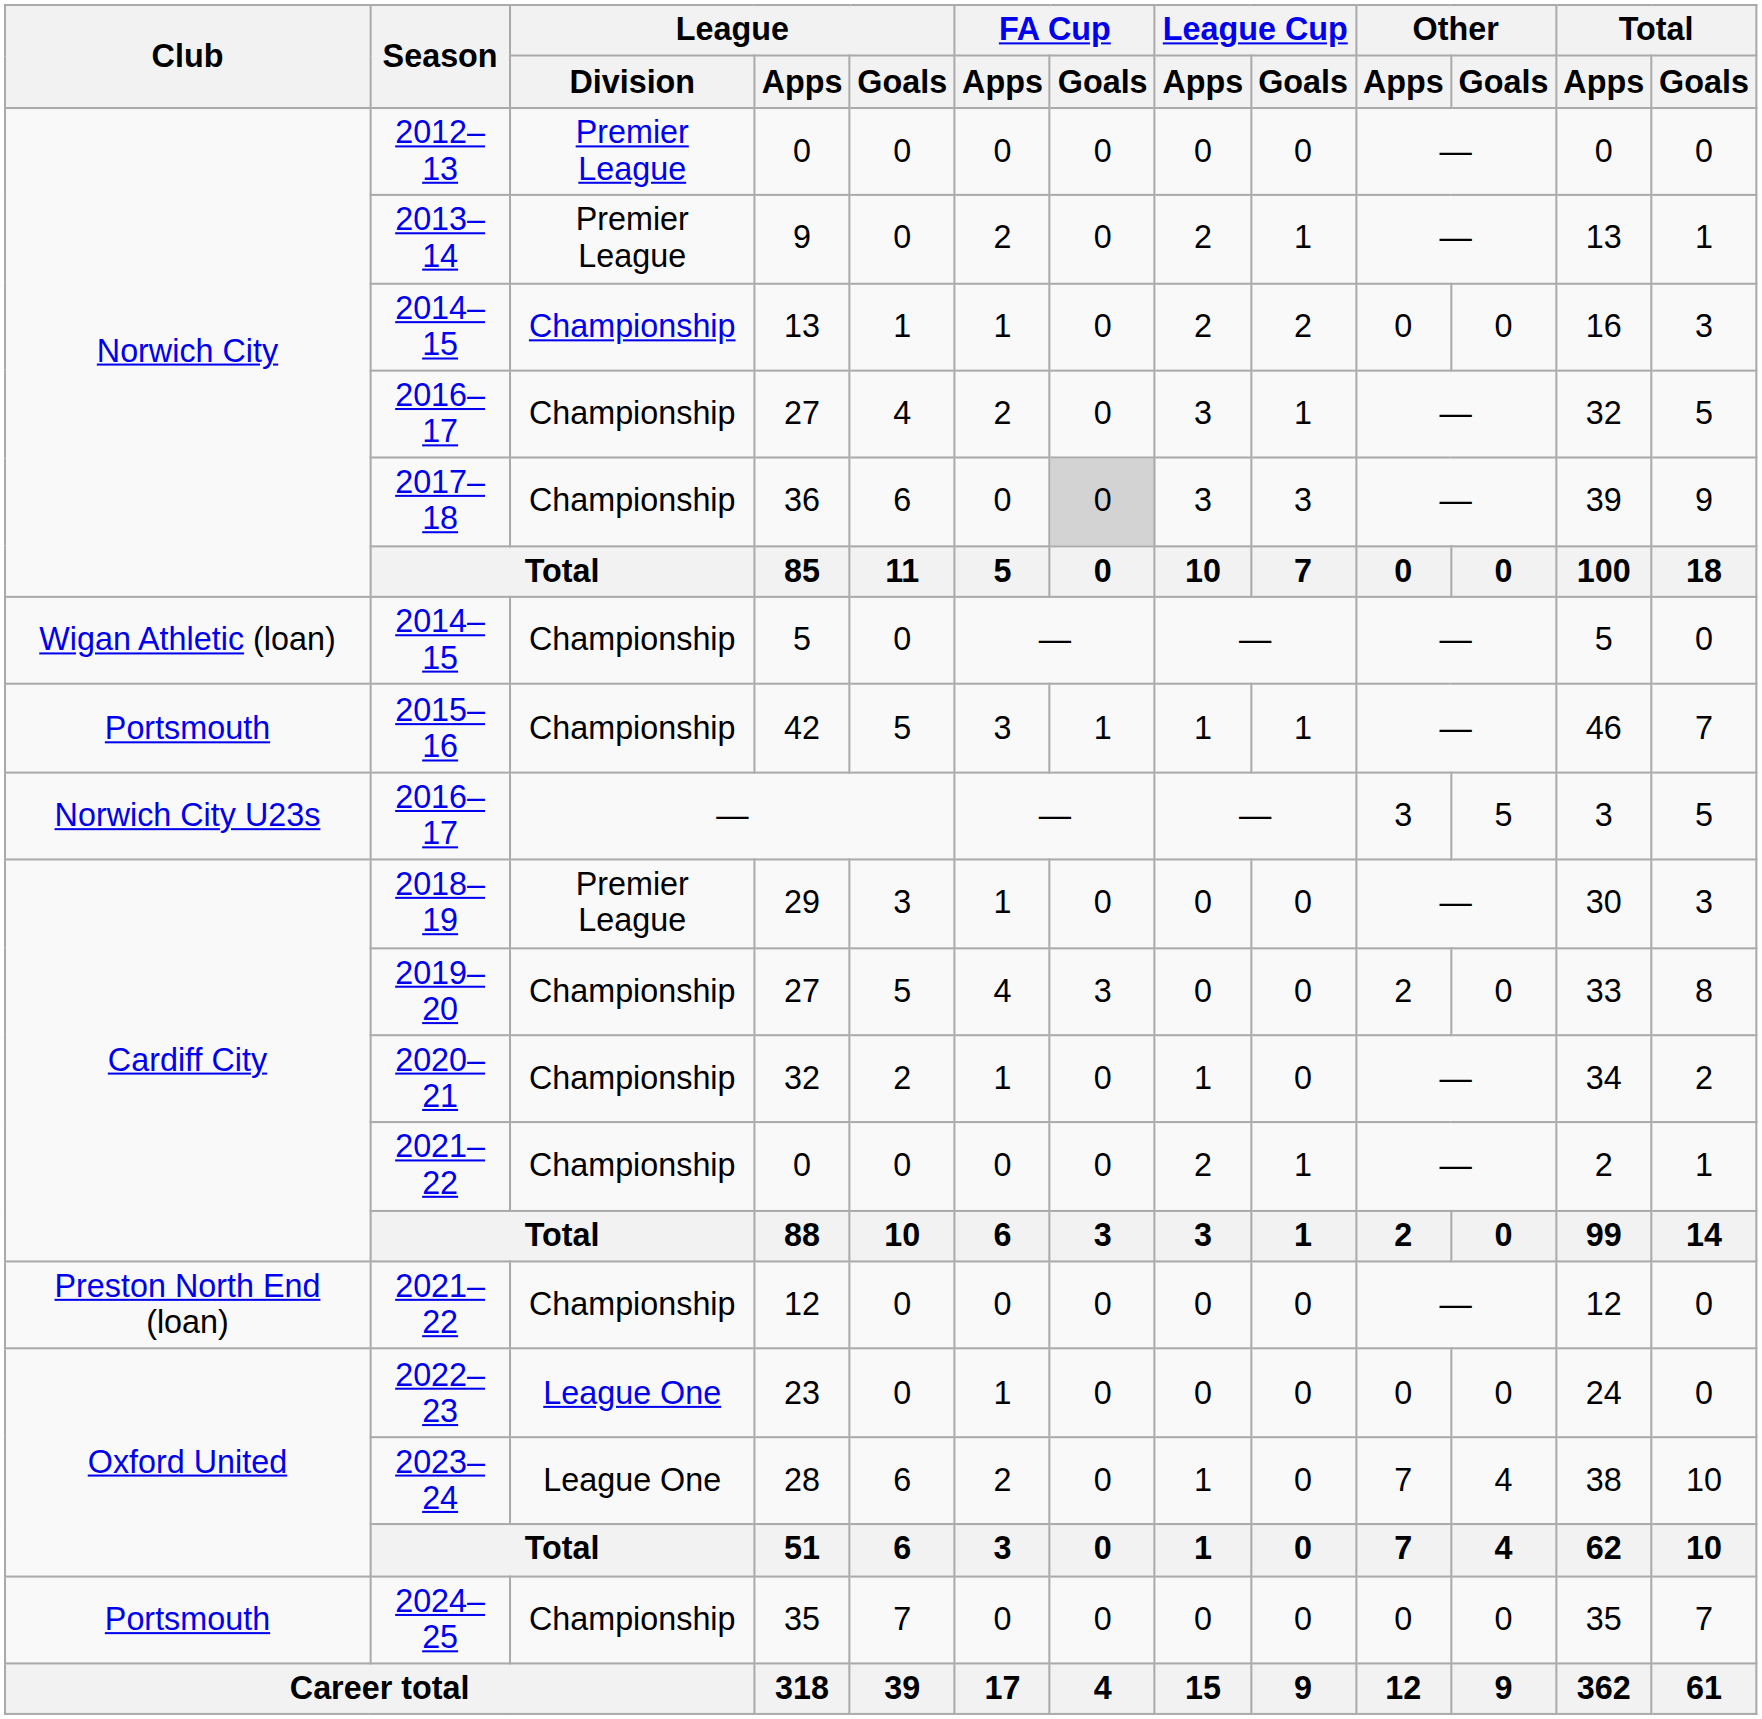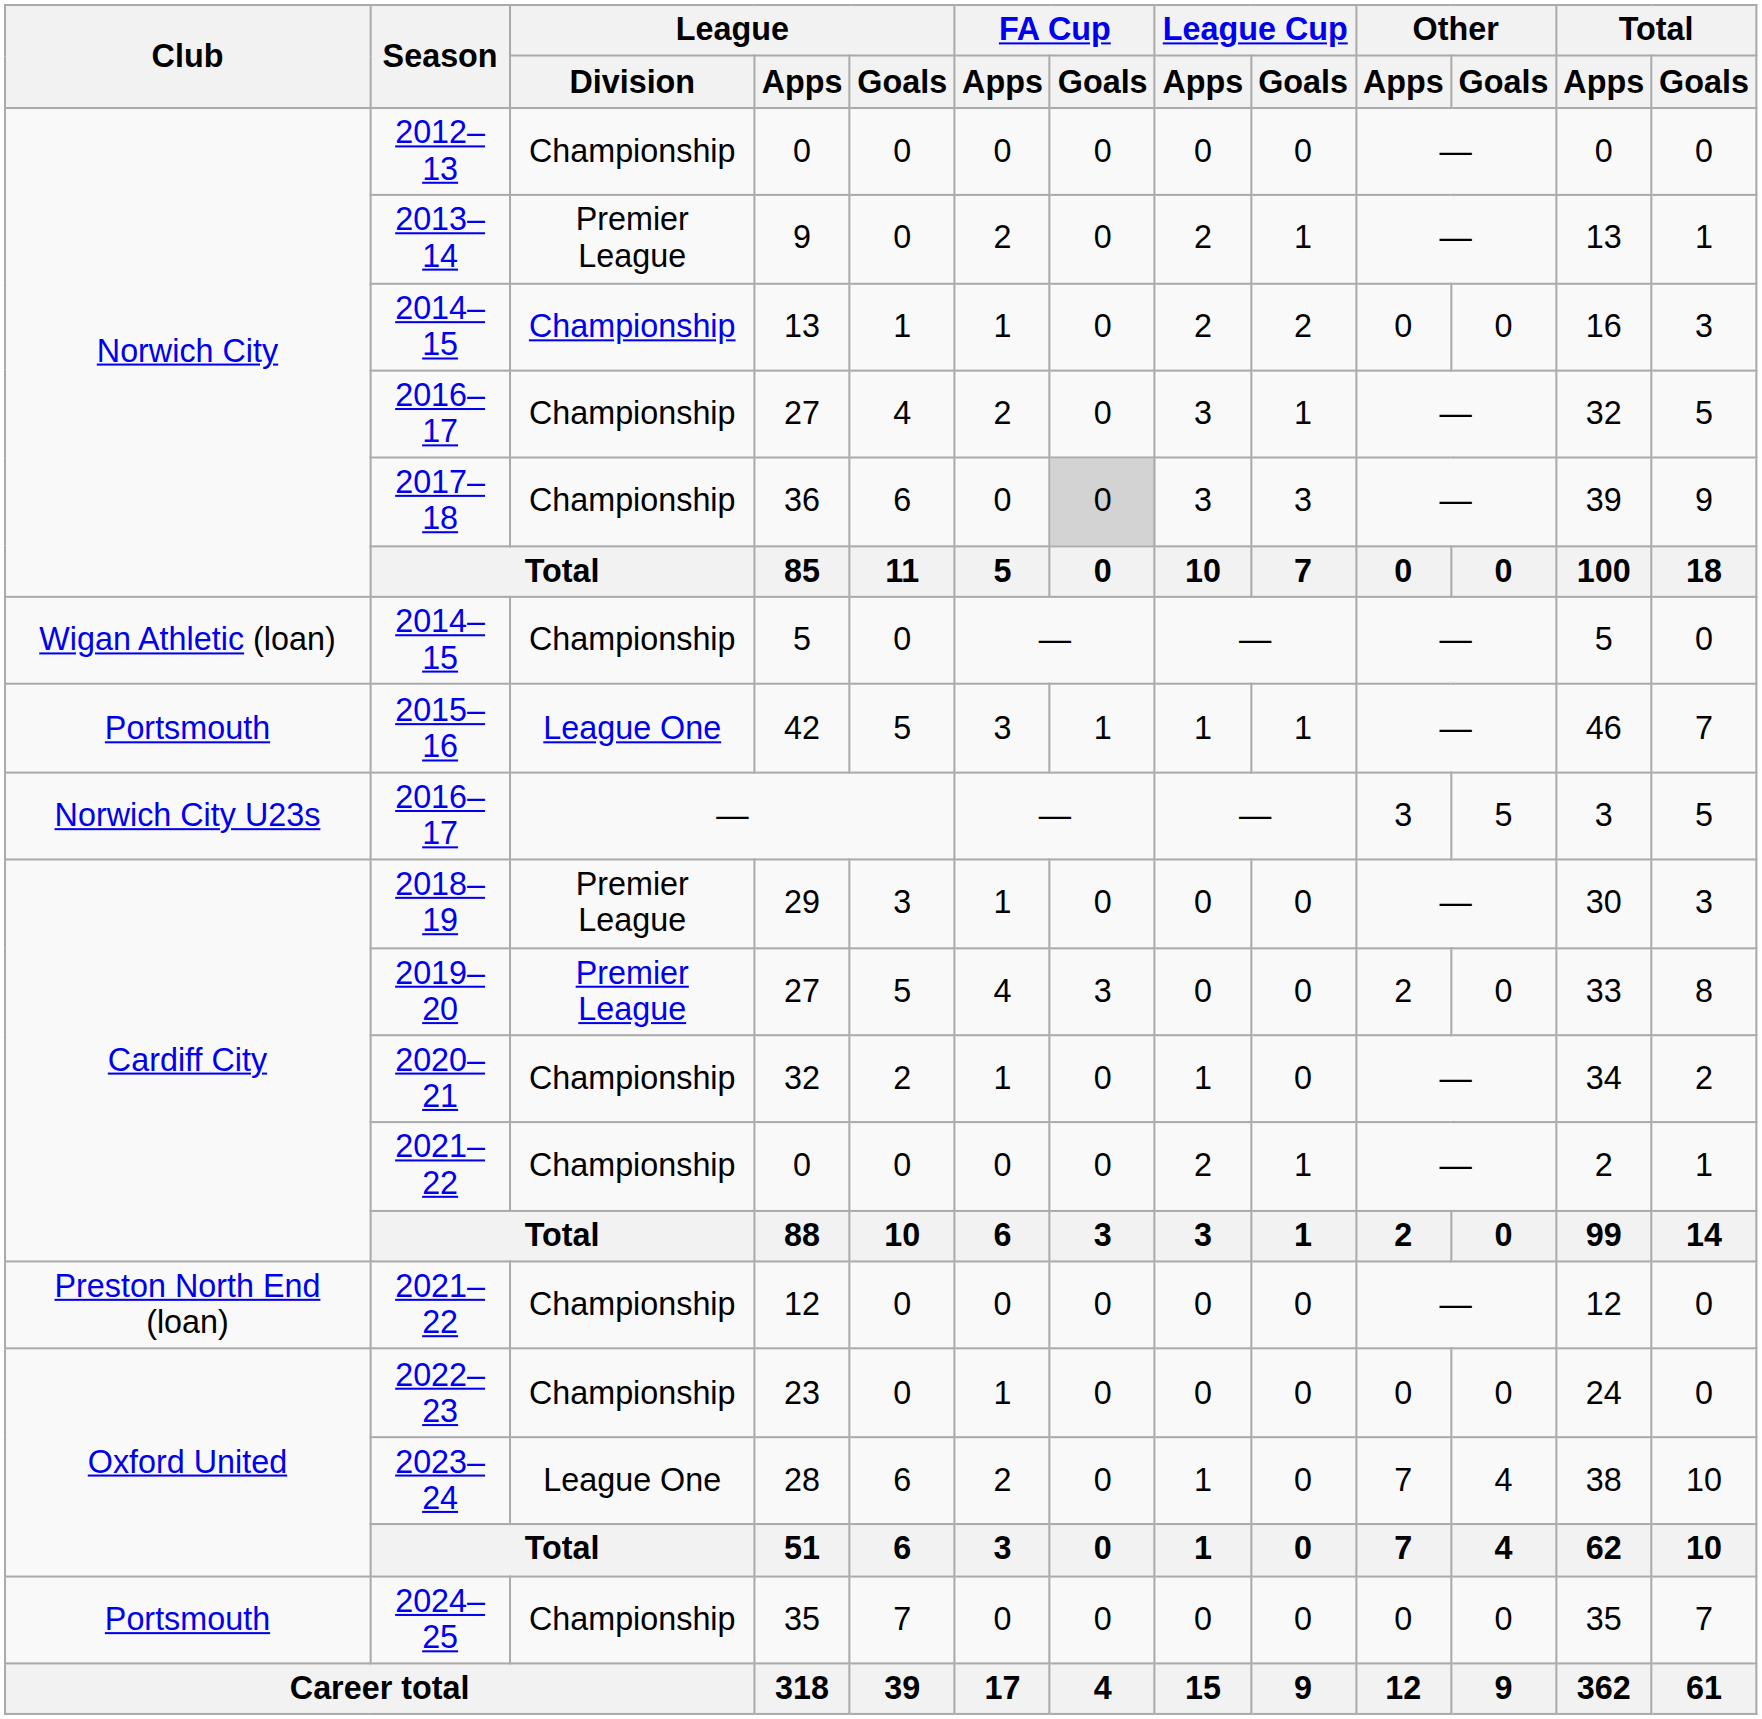(632, 150) Premier League -> (632, 150) Championship
(632, 727) Championship -> (632, 727) League One
(632, 990) Championship -> (632, 990) Premier League
(632, 1392) League One -> (632, 1392) Championship
